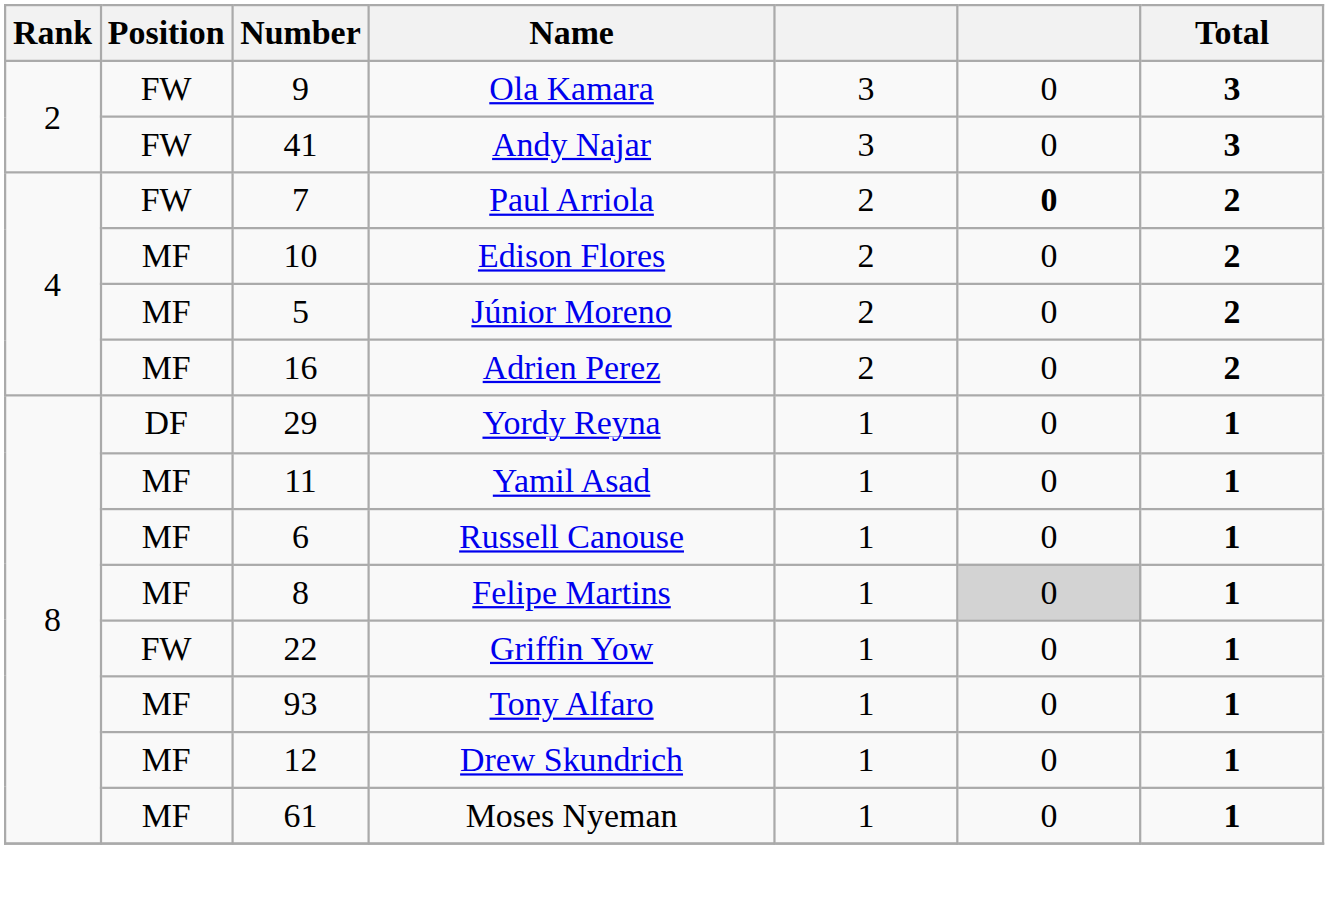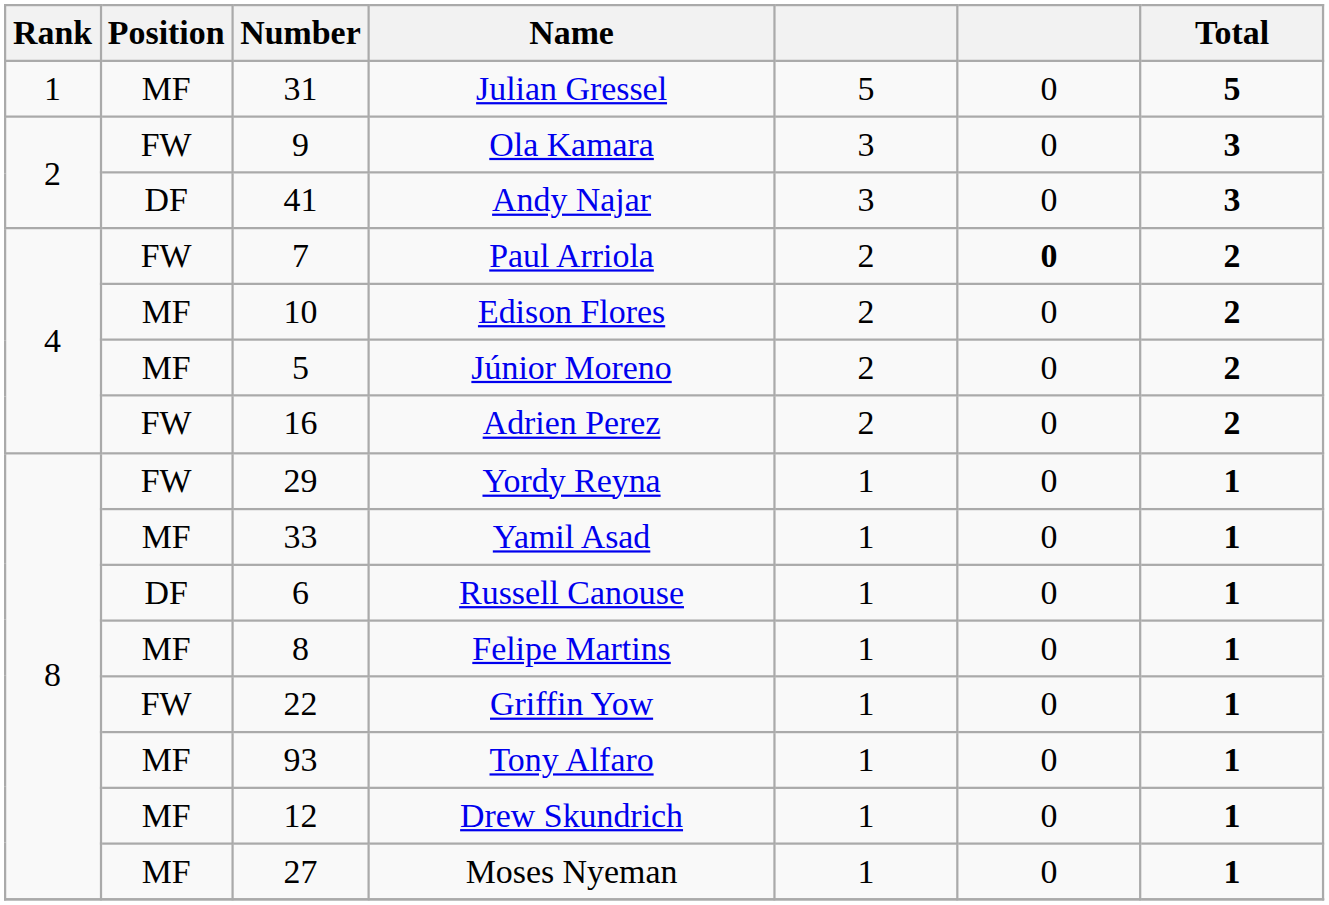+ row: (572, 88)
(166, 144) FW -> (166, 200) DF
(166, 367) MF -> (166, 423) FW
(166, 423) DF -> (166, 479) FW
(300, 479) 11 -> (300, 535) 33
(166, 535) MF -> (166, 591) DF
(1049, 591) lightgrey background -> (1049, 647) no background
(300, 815) 61 -> (300, 870) 27
